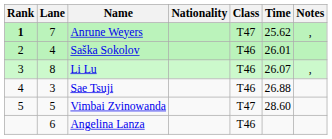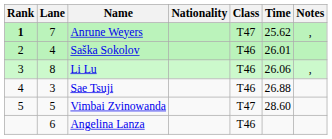(278, 69) 26.07 -> (278, 69) 26.06
